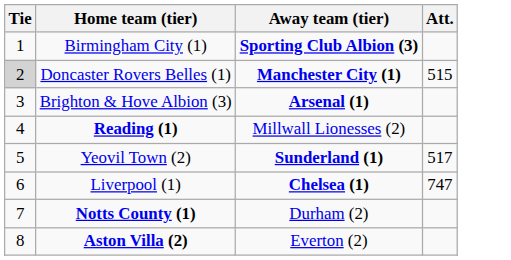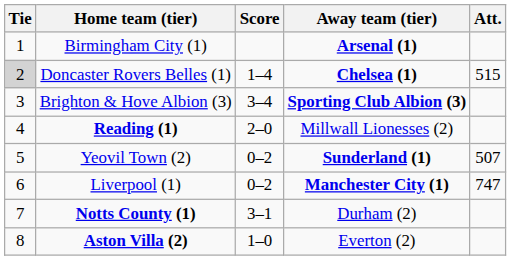+ column: (260, 18)
(329, 45) Sporting Club Albion (3) -> (377, 45) Arsenal (1)
(329, 73) Manchester City (1) -> (377, 73) Chelsea (1)
(329, 101) Arsenal (1) -> (377, 101) Sporting Club Albion (3)
(440, 157) 517 -> (488, 157) 507
(329, 184) Chelsea (1) -> (377, 184) Manchester City (1)
